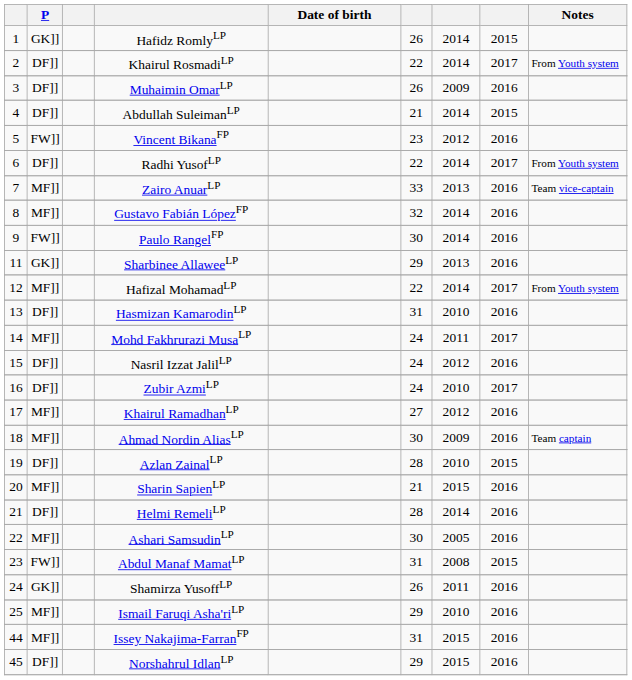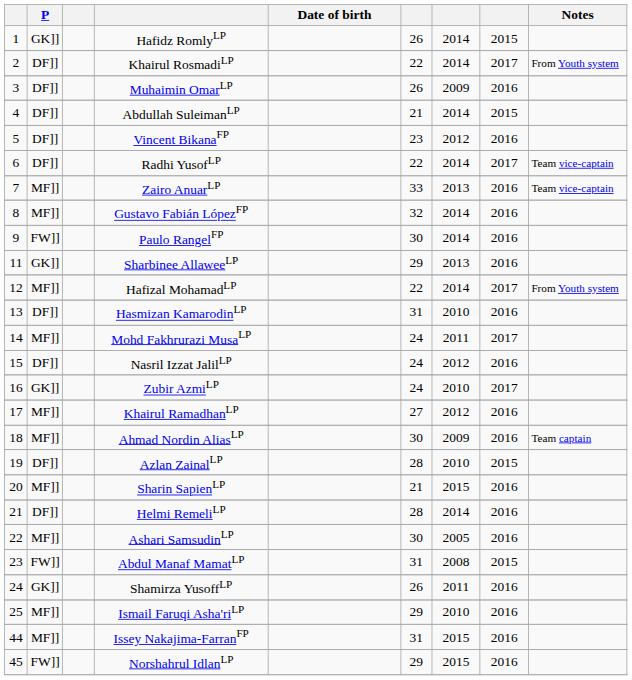(45, 138) FW]] -> (45, 138) DF]]
(575, 163) From Youth system -> (572, 163) Team vice-captain
(45, 387) DF]] -> (45, 387) GK]]
(45, 662) DF]] -> (45, 662) FW]]
